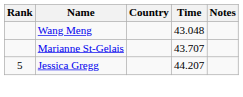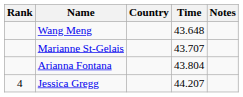(189, 30) 43.048 -> (189, 30) 43.648
+ row: (75, 65)
(20, 65) 5 -> (20, 83) 4
